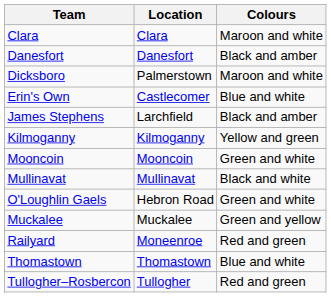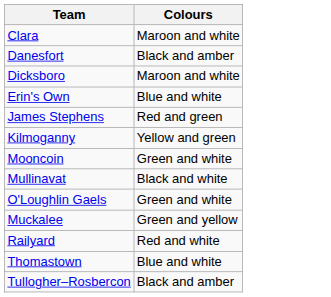- column: (175, 14)
(268, 117) Black and amber -> (180, 117) Red and green
(263, 240) Red and green -> (178, 240) Red and white
(263, 281) Red and green -> (185, 281) Black and amber
